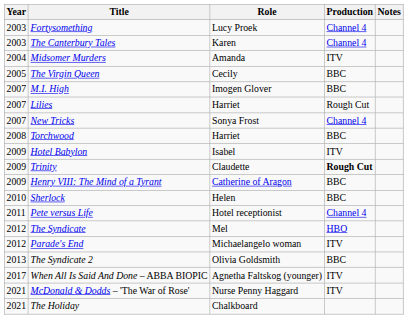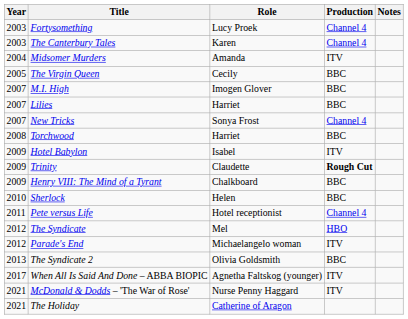(348, 105) Rough Cut -> (336, 105) BBC
(252, 182) Catherine of Aragon -> (235, 182) Chalkboard
(235, 306) Chalkboard -> (252, 306) Catherine of Aragon
